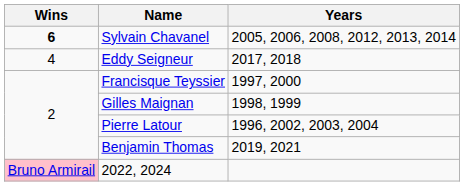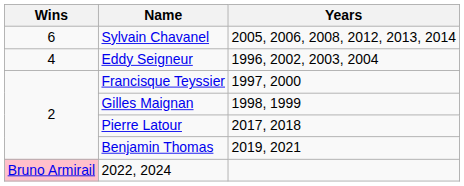(51, 37) bold -> (51, 37) normal
(266, 59) 2017, 2018 -> (305, 59) 1996, 2002, 2003, 2004
(305, 125) 1996, 2002, 2003, 2004 -> (266, 125) 2017, 2018
